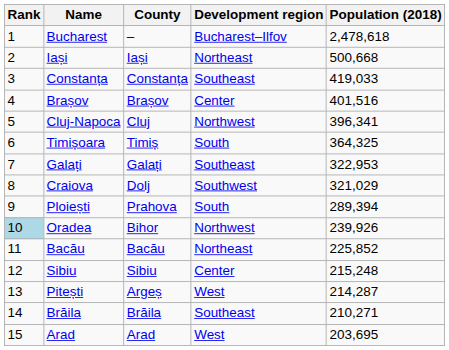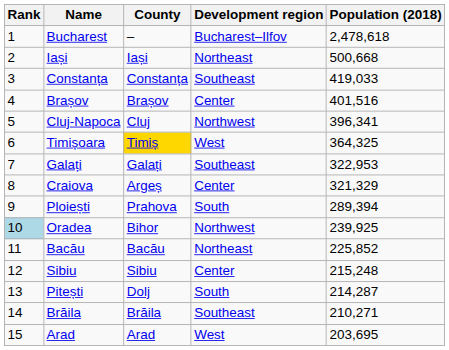(143, 143) no background -> (143, 143) gold background
(212, 143) South -> (209, 143) West
(138, 185) Dolj -> (144, 185) Argeș
(226, 185) Southwest -> (214, 185) Center
(354, 185) 321,029 -> (354, 185) 321,329
(354, 228) 239,926 -> (354, 228) 239,925
(144, 292) Argeș -> (138, 292) Dolj
(209, 292) West -> (212, 292) South
